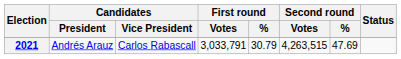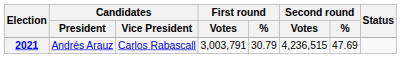(223, 45) 3,033,791 -> (223, 45) 3,003,791
(304, 45) 4,263,515 -> (304, 45) 4,236,515
